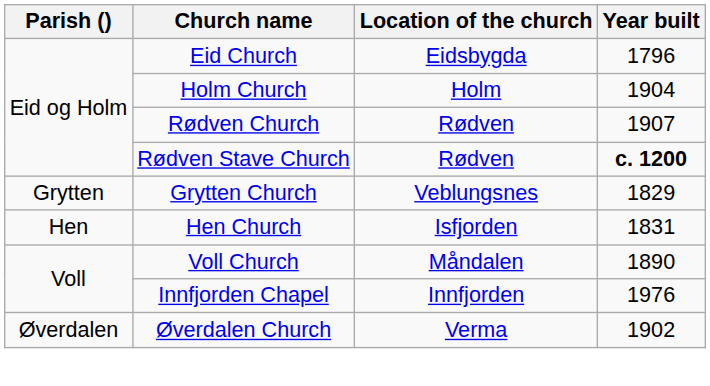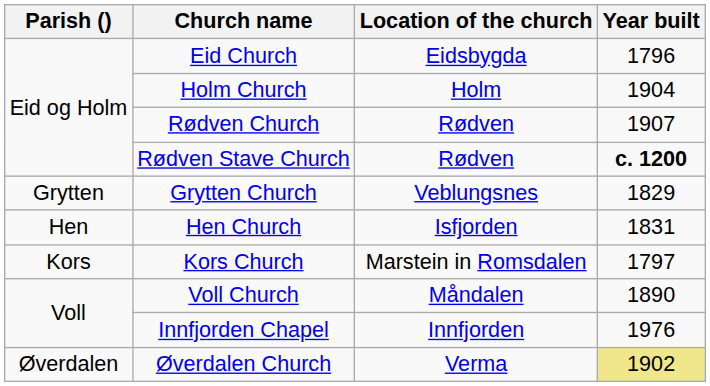+ row: (244, 261)
(651, 329) no background -> (651, 364) khaki background
